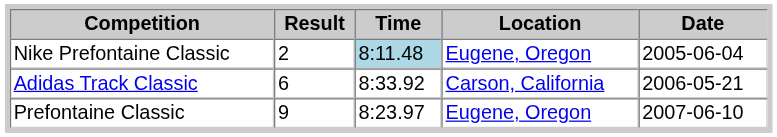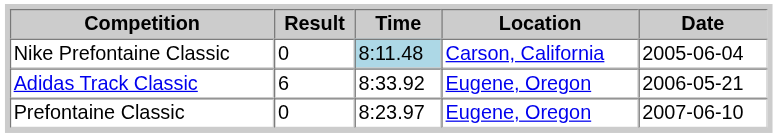(284, 53) 2 -> (284, 53) 0
(518, 53) Eugene, Oregon -> (525, 53) Carson, California
(525, 83) Carson, California -> (518, 83) Eugene, Oregon
(284, 112) 9 -> (284, 112) 0
